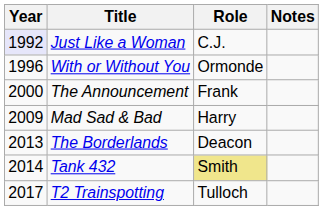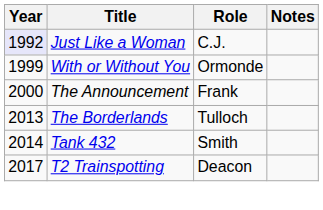(26, 67) 1996 -> (26, 67) 1999
- row: (106, 117)
(225, 142) Deacon -> (223, 117) Tulloch
(218, 167) khaki background -> (218, 142) no background
(223, 192) Tulloch -> (225, 167) Deacon
